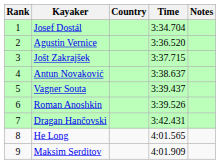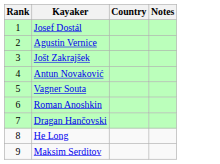- column: (168, 12)
